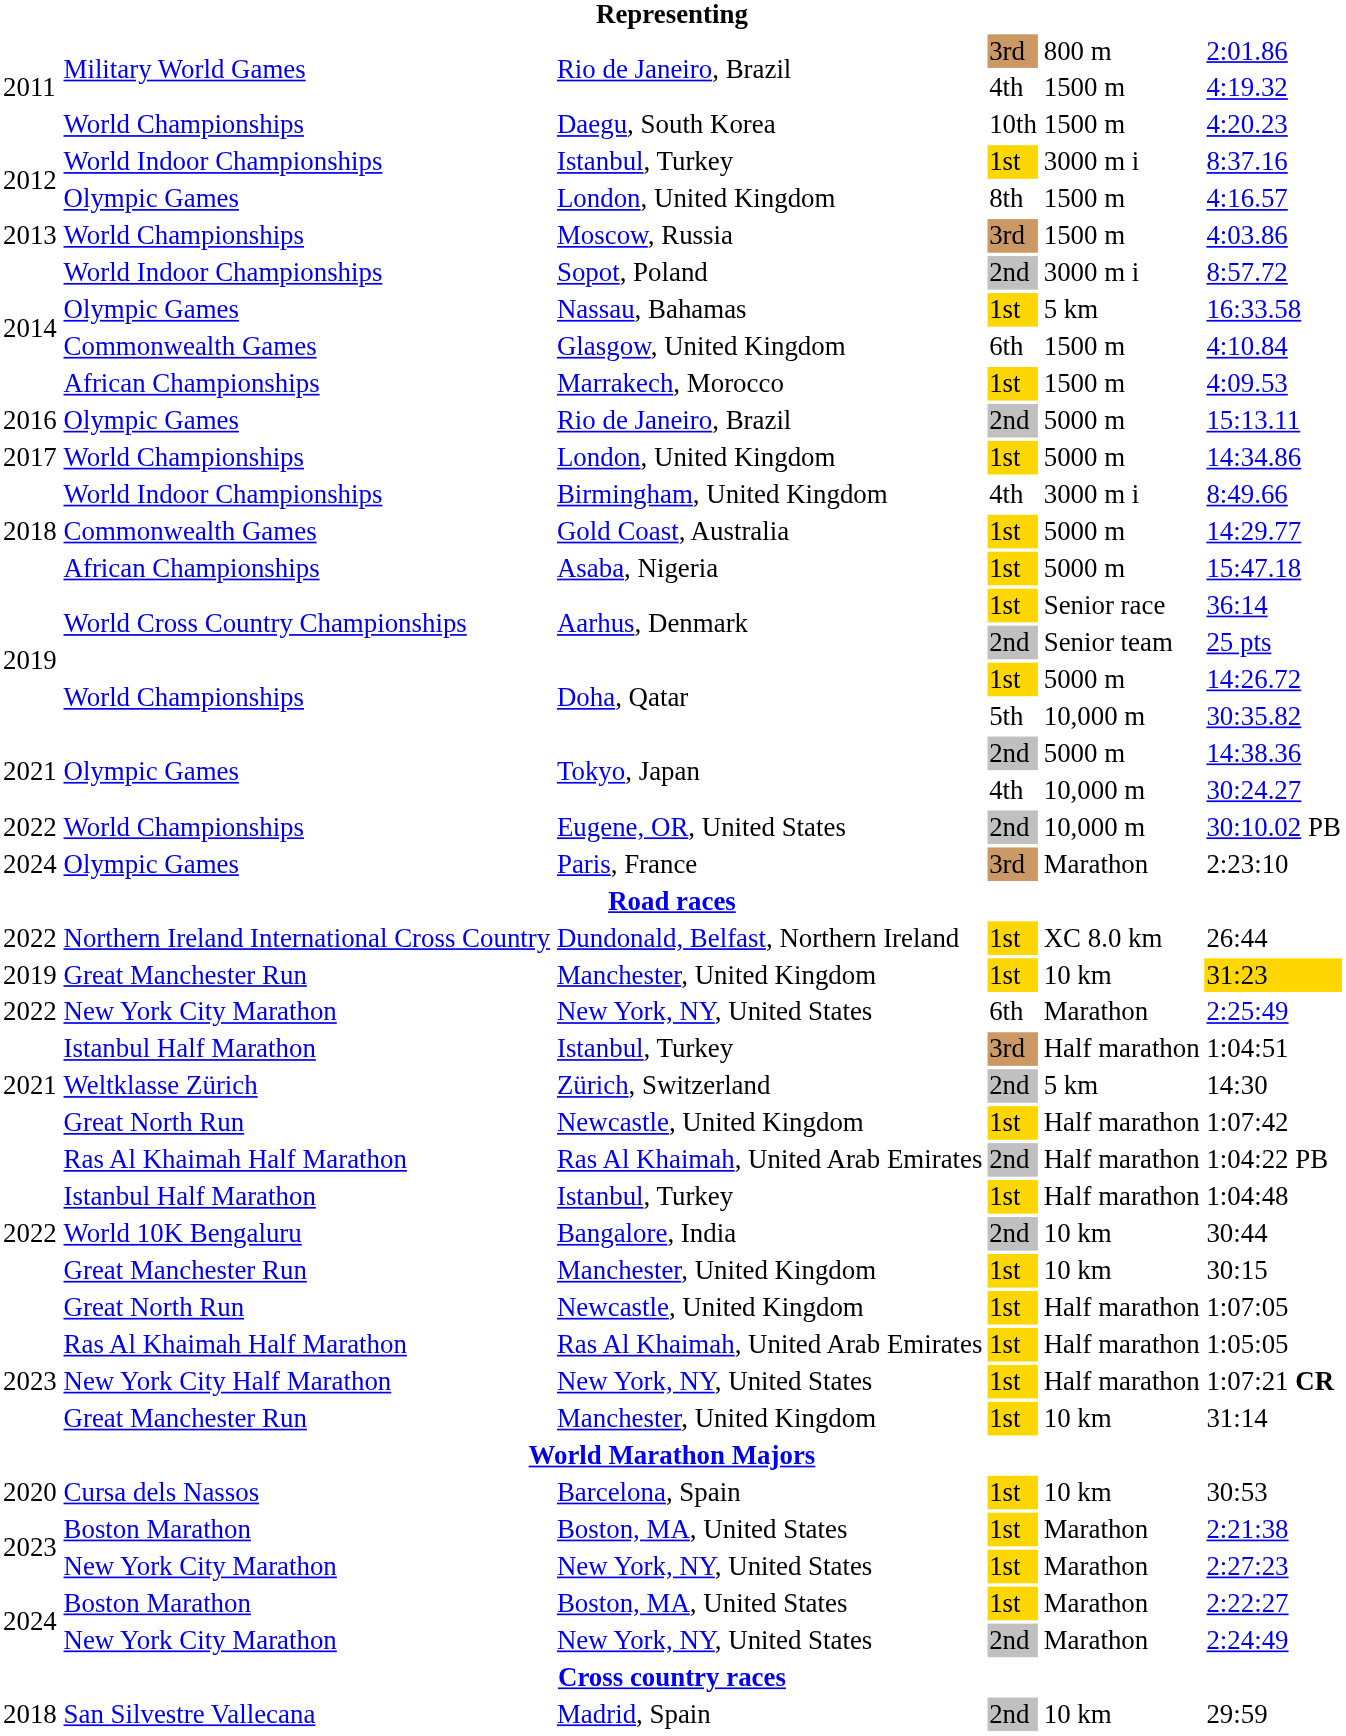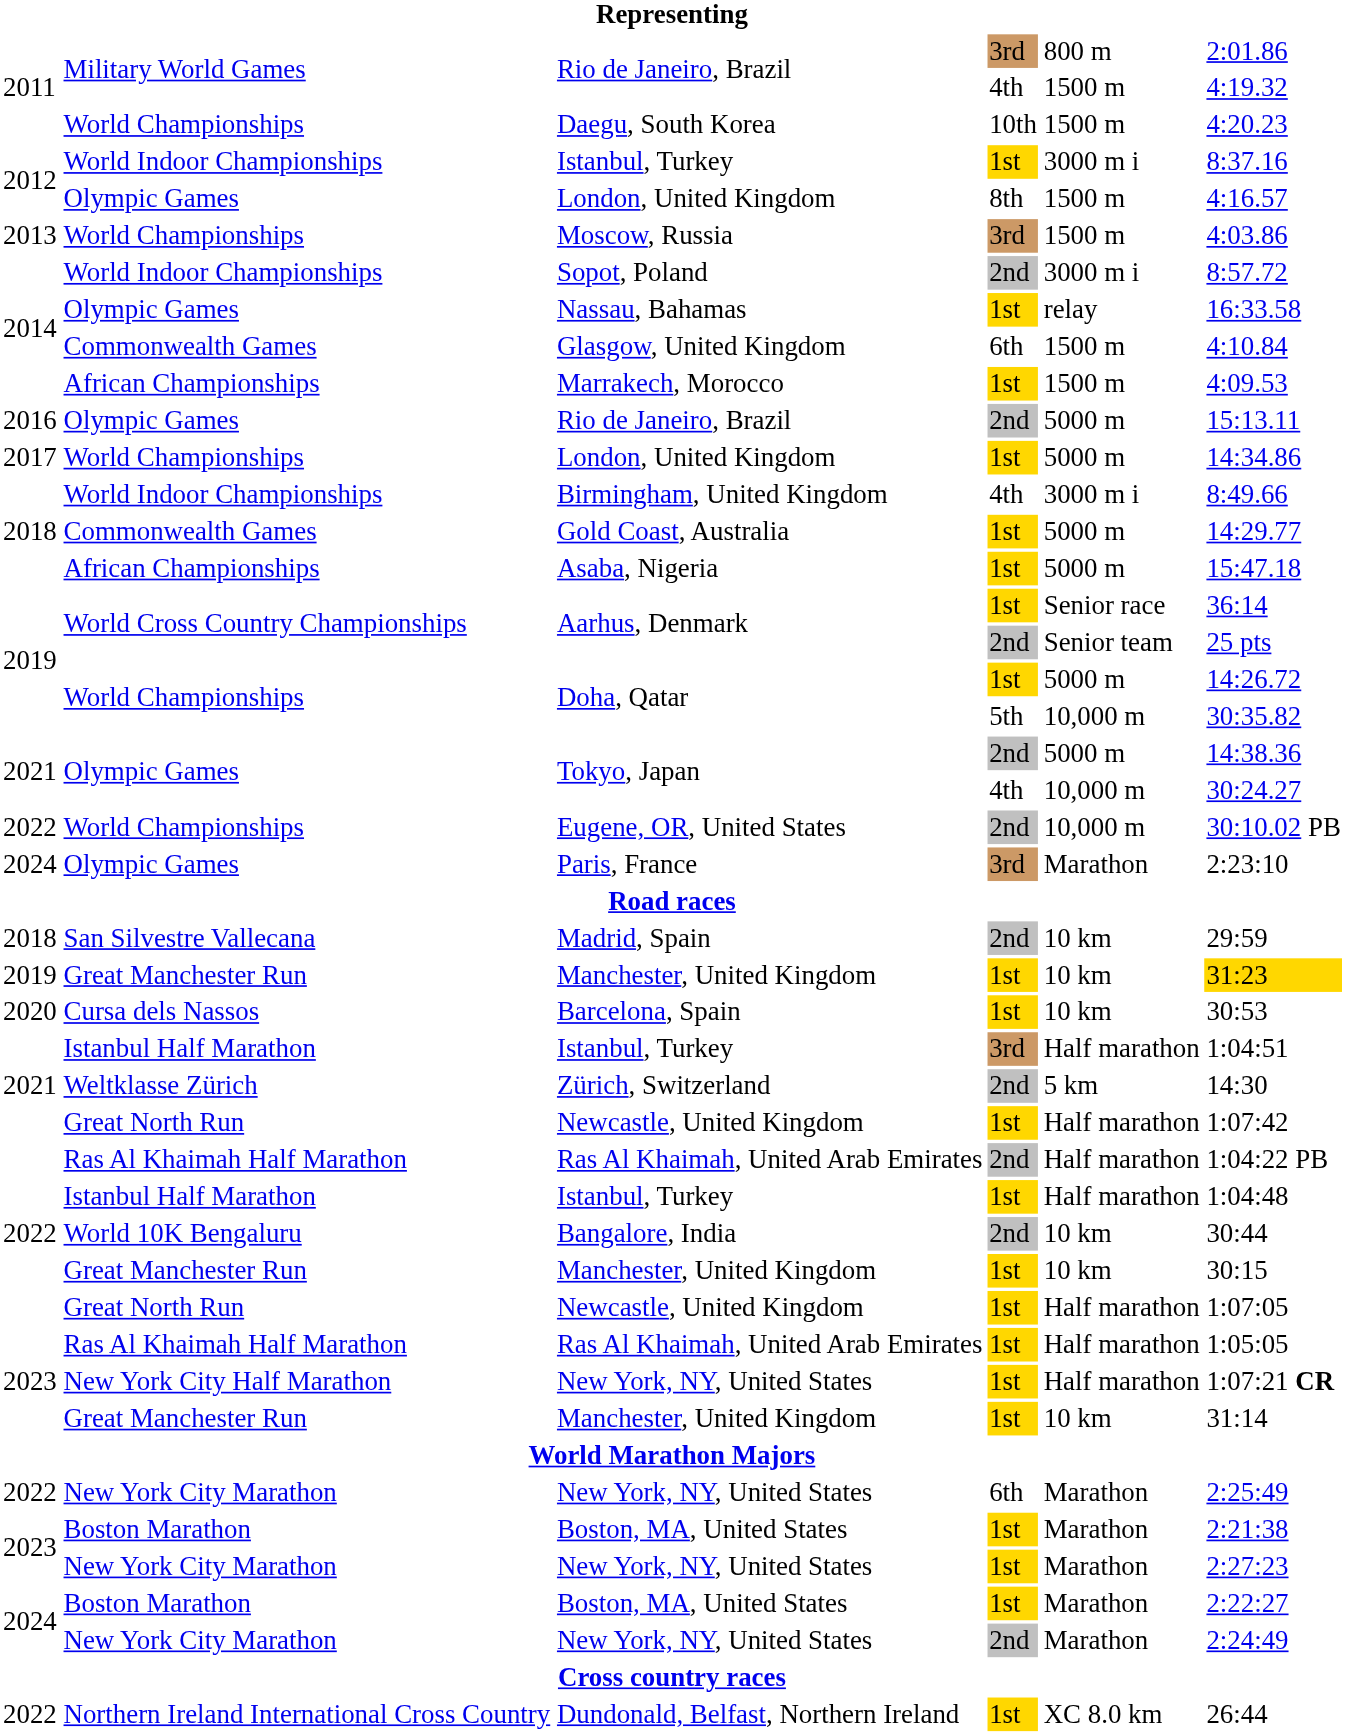(1071, 309) 5 km -> (1071, 309) relay
rows swapped: (30, 1713) <-> (30, 937)
rows swapped: (30, 1492) <-> (30, 1011)
